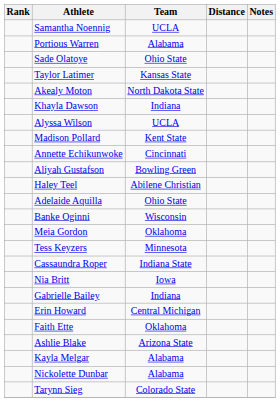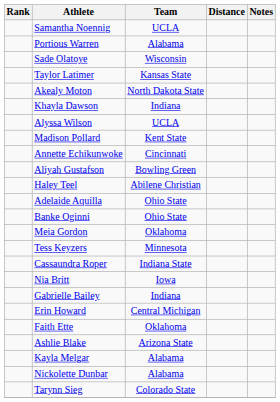(166, 59) Ohio State -> (166, 59) Wisconsin
(166, 216) Wisconsin -> (166, 216) Ohio State
